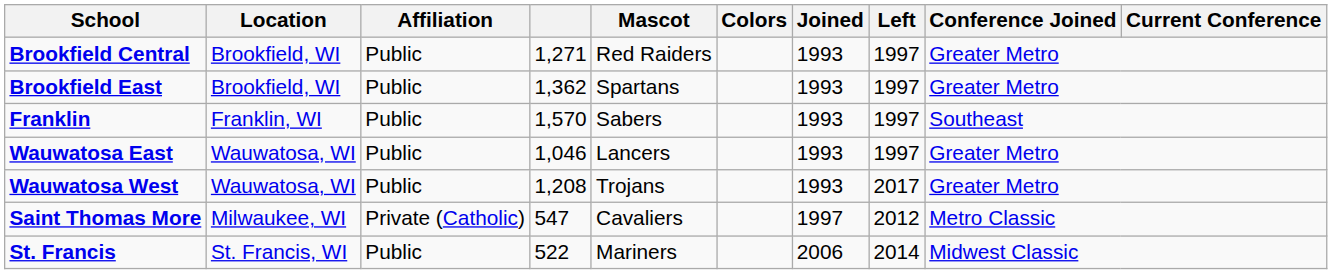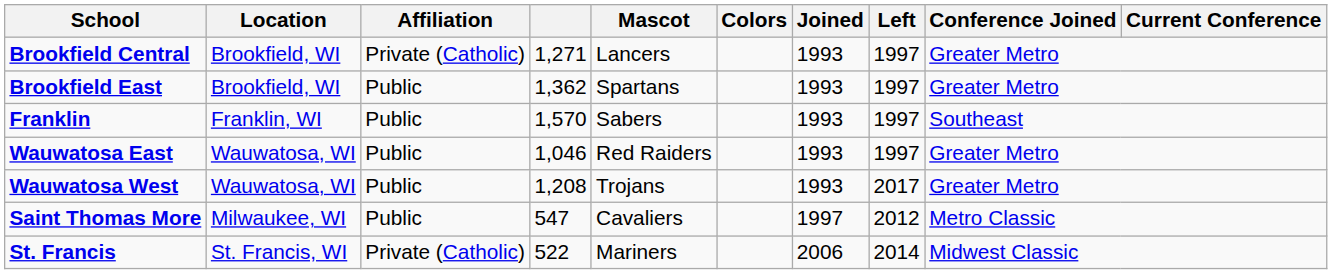(394, 53) Public -> (445, 53) Private (Catholic)
(654, 53) Red Raiders -> (633, 53) Lancers
(633, 152) Lancers -> (654, 152) Red Raiders
(445, 218) Private (Catholic) -> (394, 218) Public
(394, 251) Public -> (445, 251) Private (Catholic)
